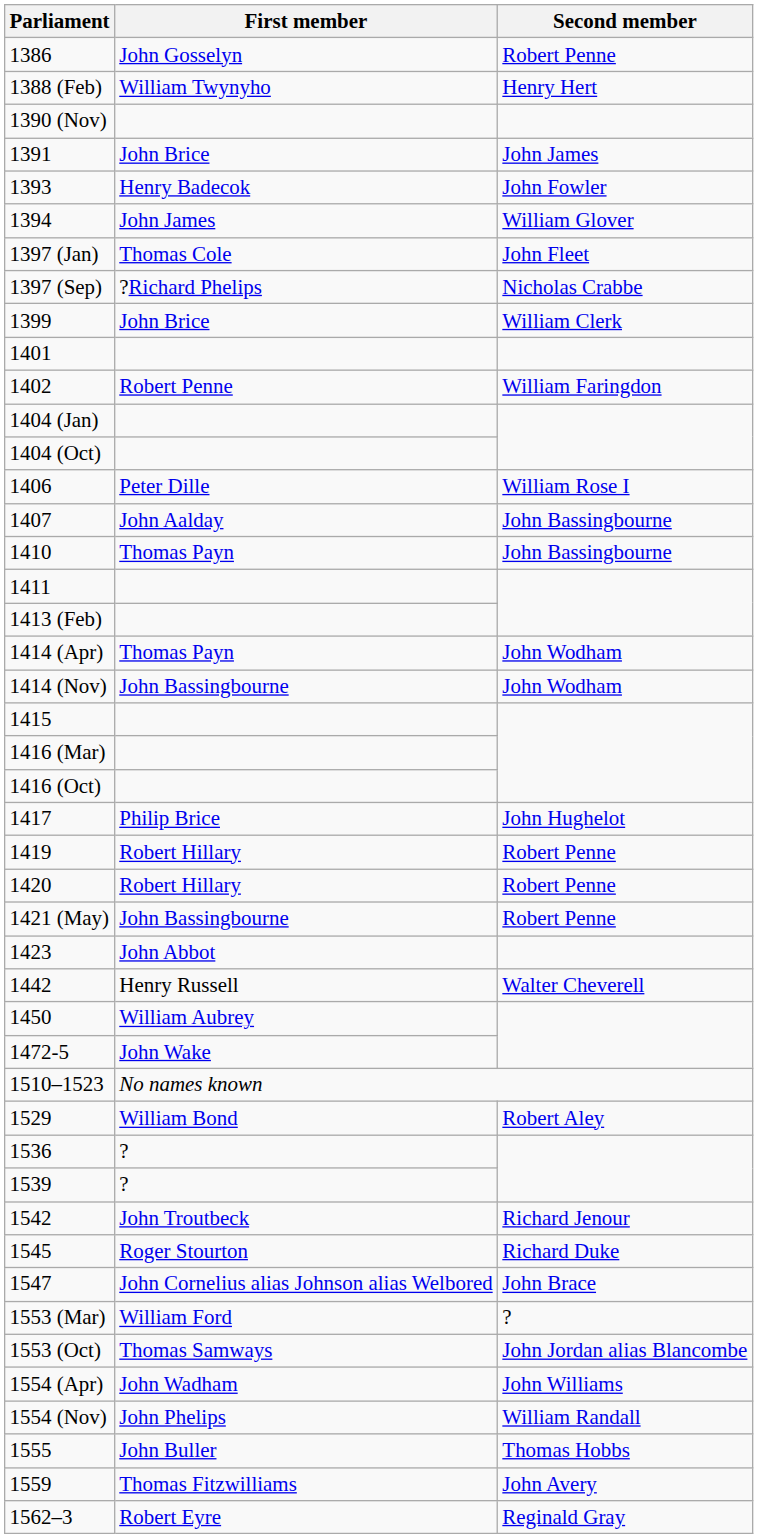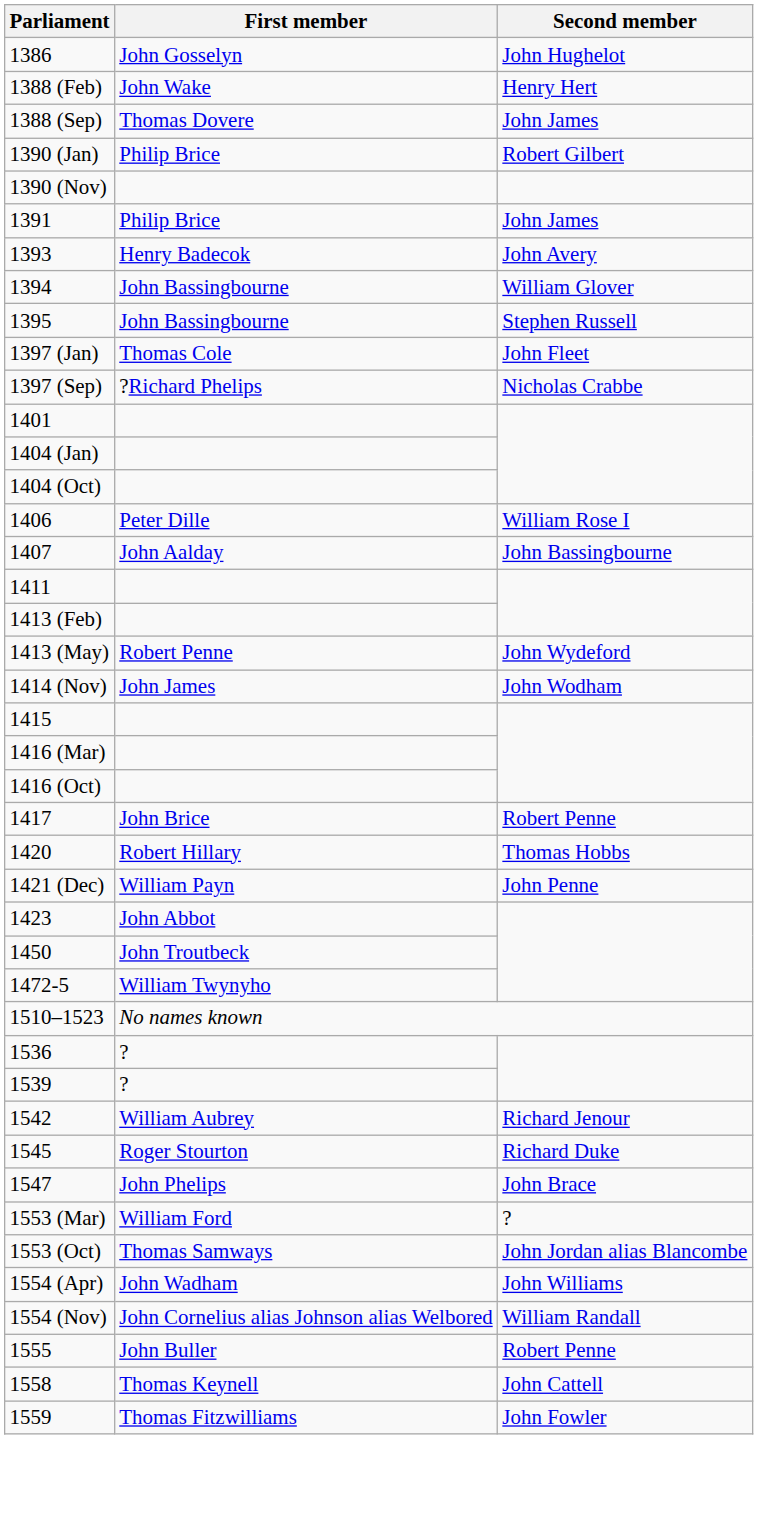(559, 54) Robert Penne -> (564, 54) John Hughelot
(195, 87) William Twynyho -> (165, 87) John Wake
+ row: (56, 120)
+ row: (54, 154)
(164, 154) John Brice -> (170, 220) Philip Brice
(554, 187) John Fowler -> (550, 253) John Avery
(167, 220) John James -> (204, 287) John Bassingbourne
+ row: (30, 320)
- row: (30, 320)
- row: (30, 386)
- row: (30, 552)
+ row: (59, 652)
- row: (56, 652)
(204, 685) John Bassingbourne -> (167, 685) John James
(170, 818) Philip Brice -> (164, 818) John Brice
(564, 818) John Hughelot -> (559, 818) Robert Penne
- row: (30, 852)
(559, 885) Robert Penne -> (566, 852) Thomas Hobbs
- row: (59, 918)
+ row: (57, 885)
- row: (30, 985)
(187, 1018) William Aubrey -> (184, 951) John Troutbeck
(165, 1051) John Wake -> (195, 985) William Twynyho
- row: (30, 1118)
(184, 1217) John Troutbeck -> (187, 1118) William Aubrey
(306, 1284) John Cornelius alias Johnson alias Welbored -> (173, 1184) John Phelips
(173, 1417) John Phelips -> (306, 1317) John Cornelius alias Johnson alias Welbored
(566, 1450) Thomas Hobbs -> (559, 1350) Robert Penne
+ row: (30, 1384)
(550, 1483) John Avery -> (554, 1417) John Fowler
- row: (41, 1516)
